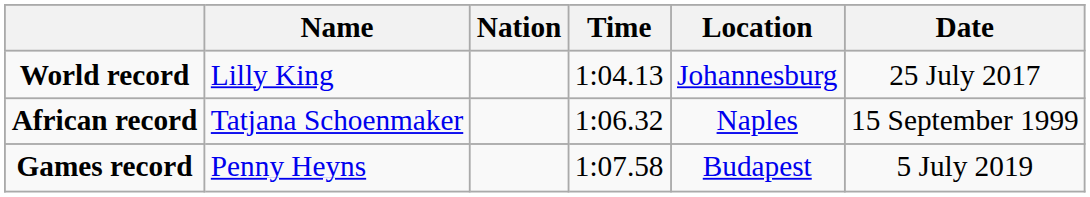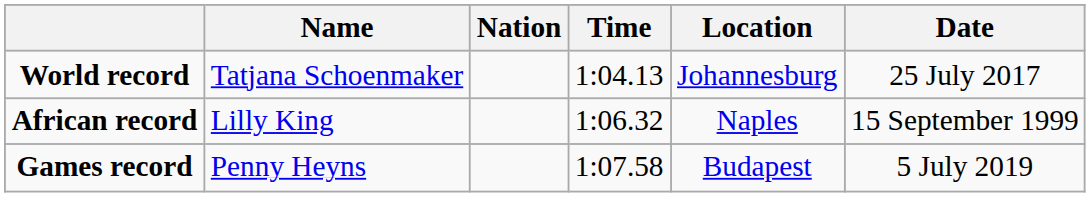(272, 74) Lilly King -> (337, 74) Tatjana Schoenmaker
(337, 120) Tatjana Schoenmaker -> (272, 120) Lilly King
